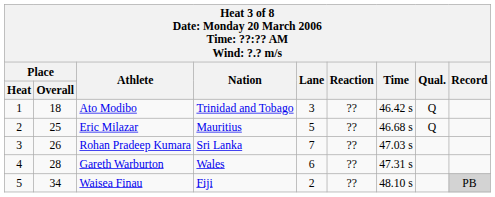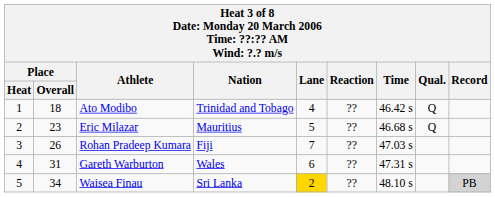(312, 108) 3 -> (312, 108) 4
(55, 127) 25 -> (55, 127) 23
(219, 145) Sri Lanka -> (205, 145) Fiji
(55, 164) 28 -> (55, 164) 31
(205, 182) Fiji -> (219, 182) Sri Lanka
(312, 182) no background -> (312, 182) gold background
